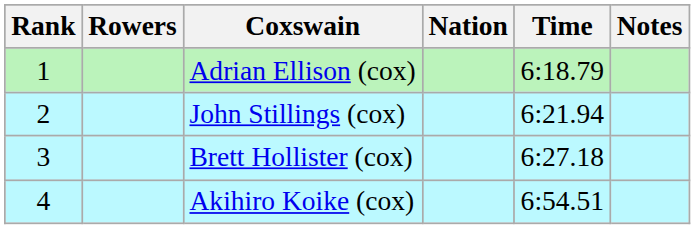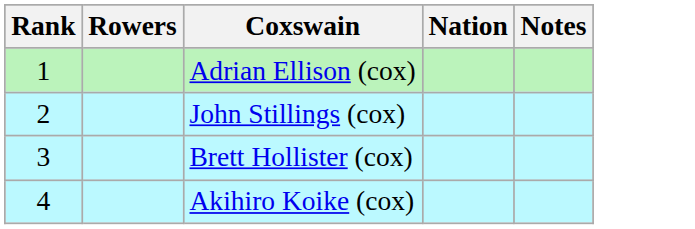- column: (562, 26)
